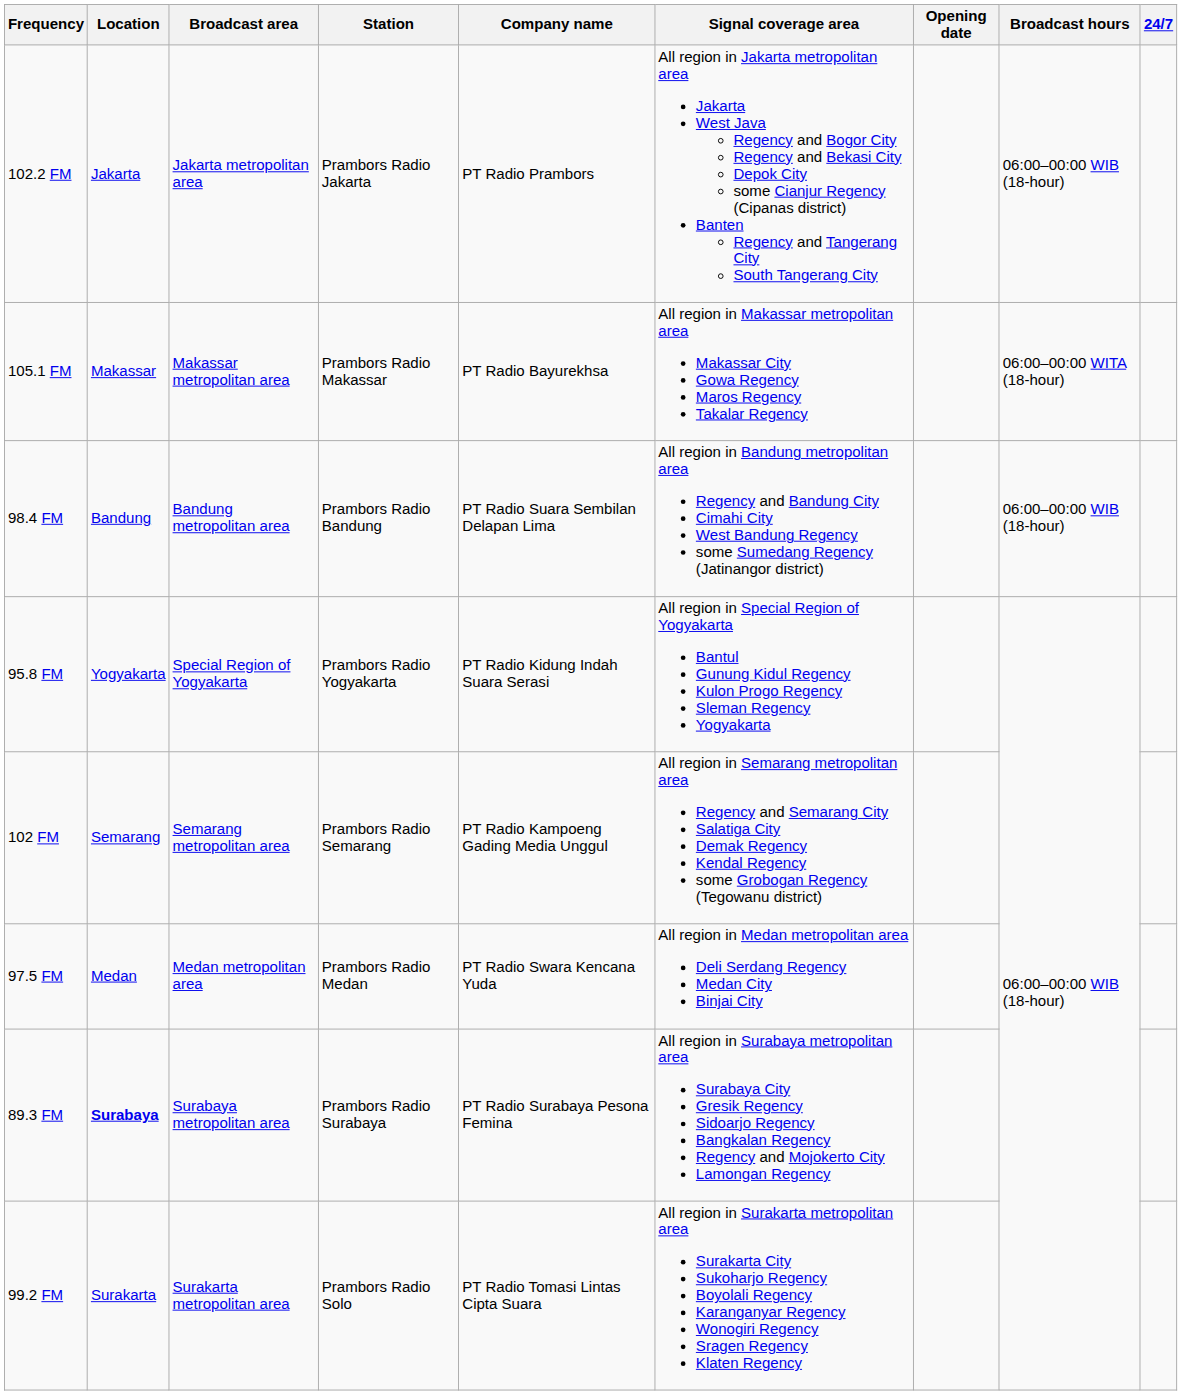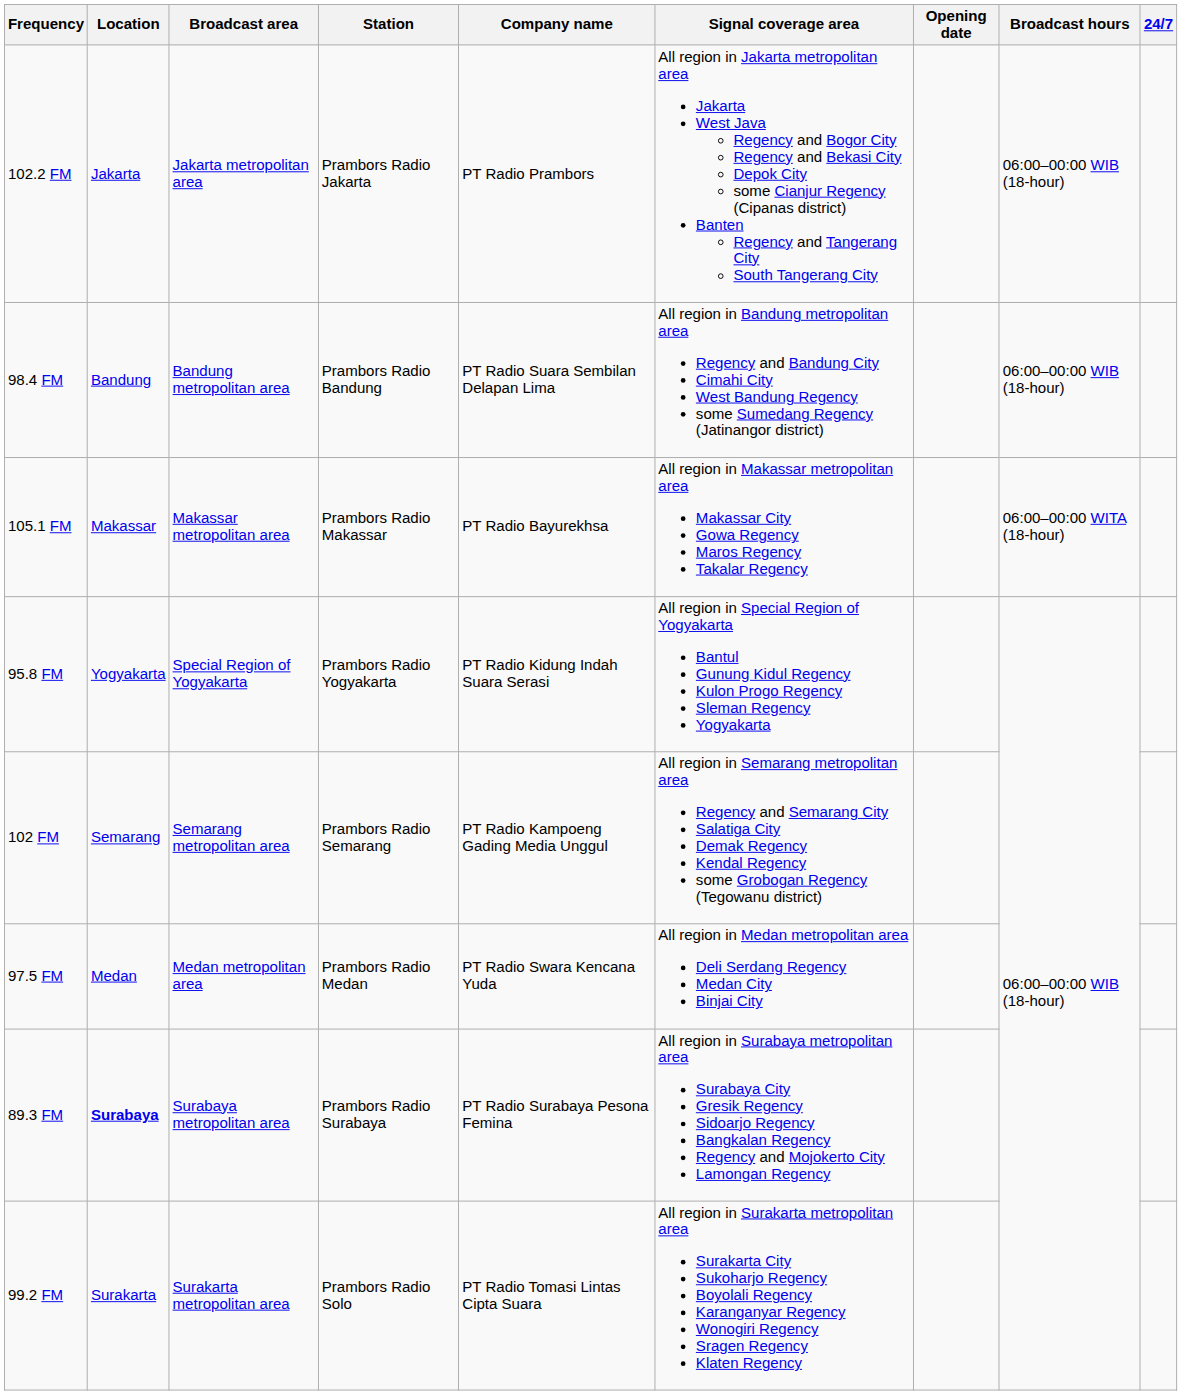rows swapped: (36, 518) <-> (40, 371)
